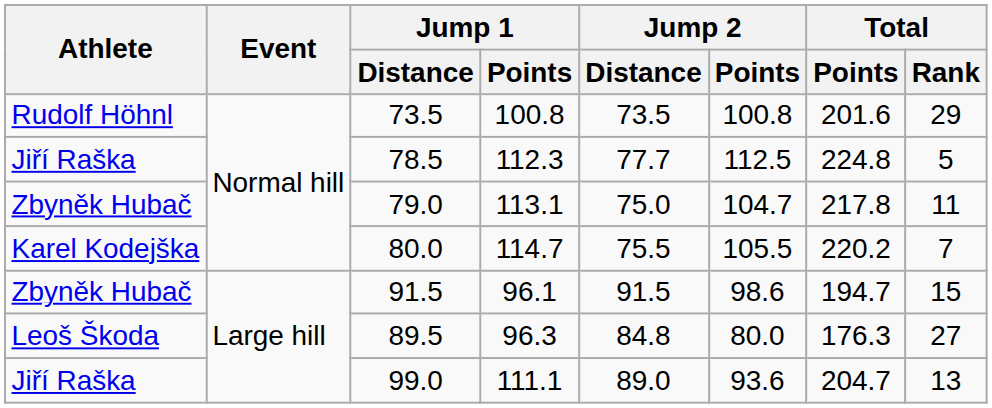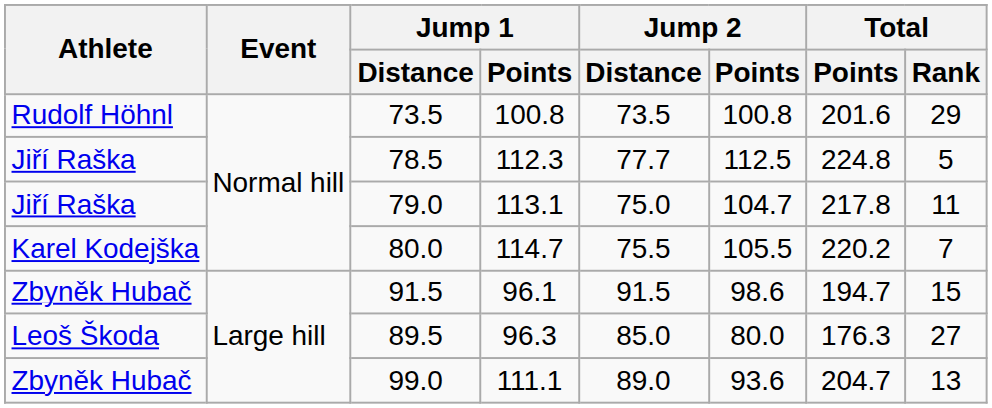(102, 204) Zbyněk Hubač -> (74, 204) Jiří Raška
(643, 336) 84.8 -> (643, 336) 85.0
(74, 381) Jiří Raška -> (102, 381) Zbyněk Hubač
